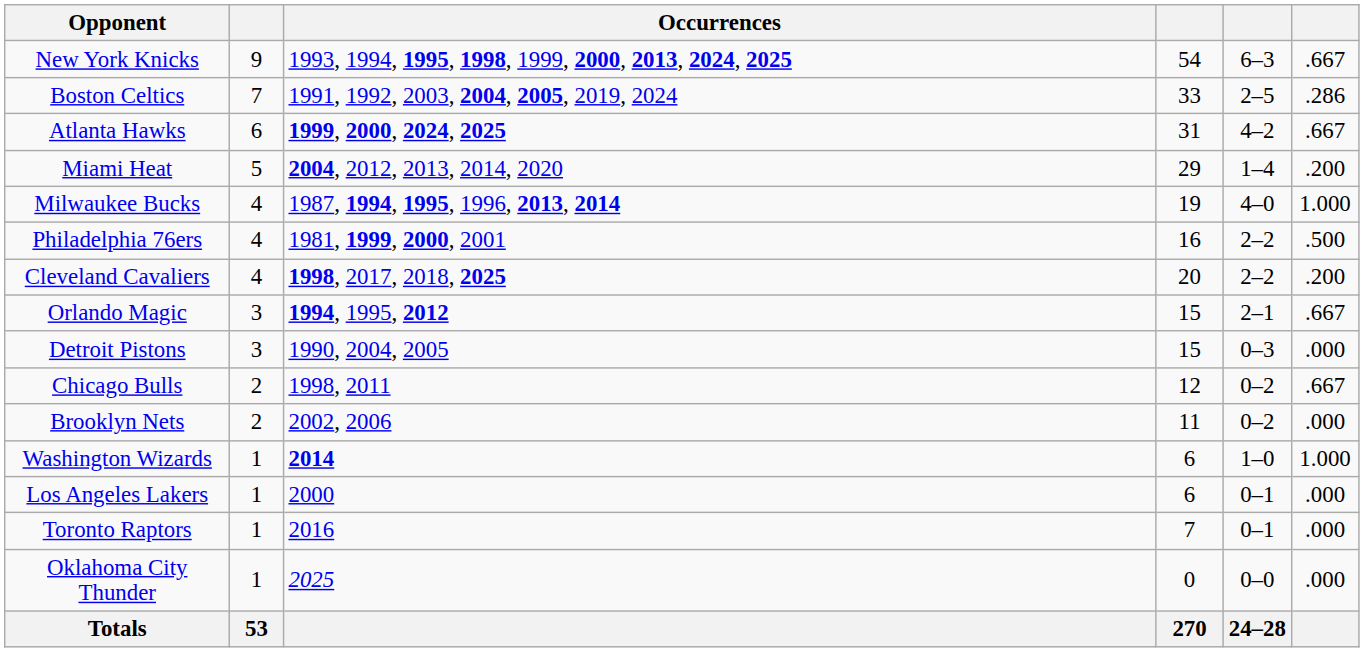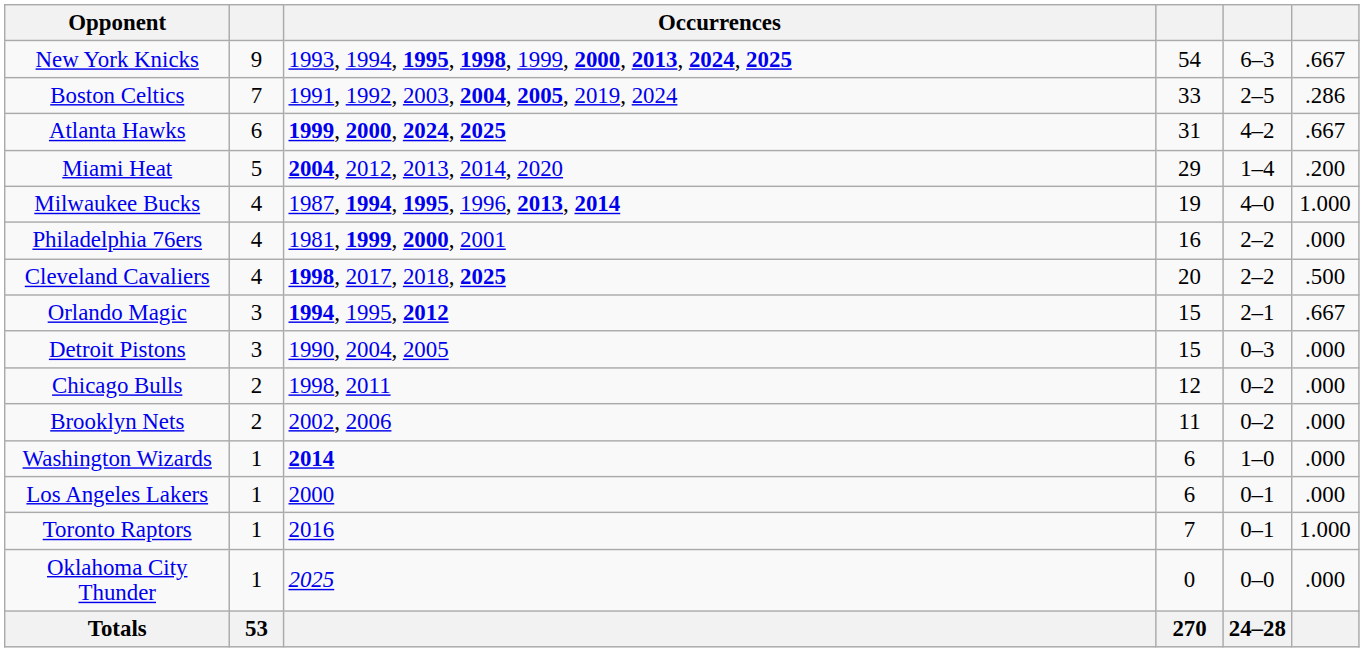(1325, 240) .500 -> (1325, 240) .000
(1325, 276) .200 -> (1325, 276) .500
(1325, 385) .667 -> (1325, 385) .000
(1325, 458) 1.000 -> (1325, 458) .000
(1325, 530) .000 -> (1325, 530) 1.000
